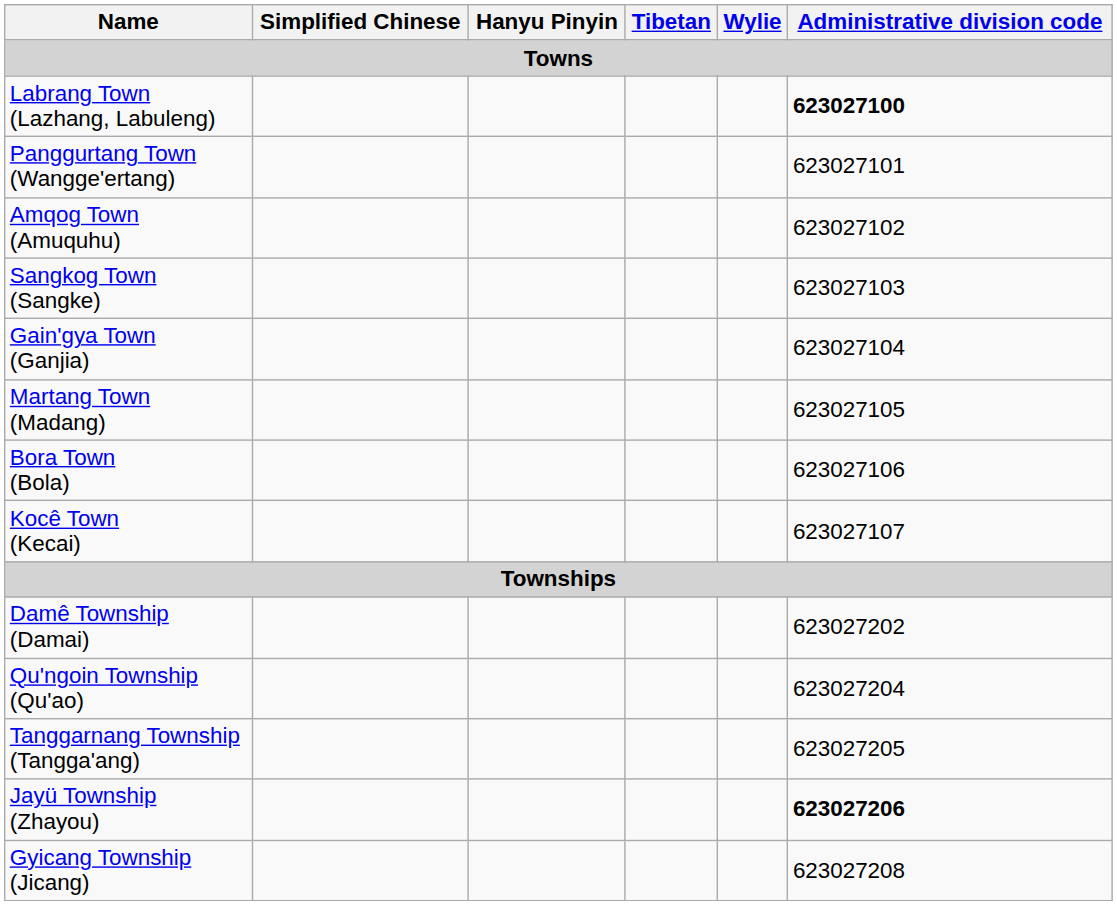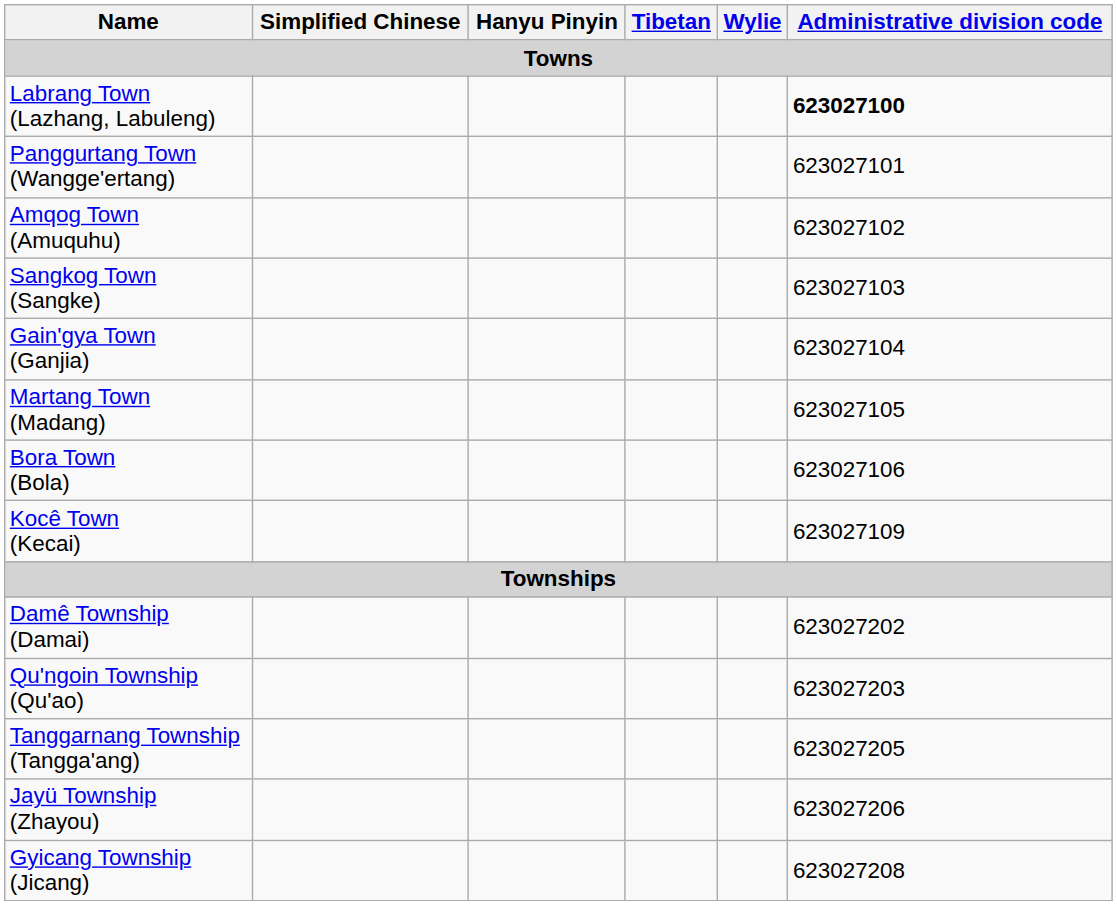(849, 530) 623027107 -> (849, 530) 623027109
(849, 687) 623027204 -> (849, 687) 623027203
(849, 809) bold -> (849, 809) normal
